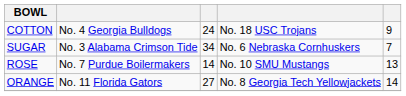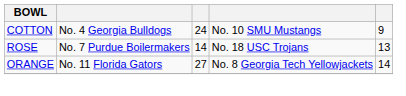(268, 30) No. 18 USC Trojans -> (267, 30) No. 10 SMU Mustangs
- row: (26, 47)
(274, 64) No. 10 SMU Mustangs -> (260, 47) No. 18 USC Trojans
